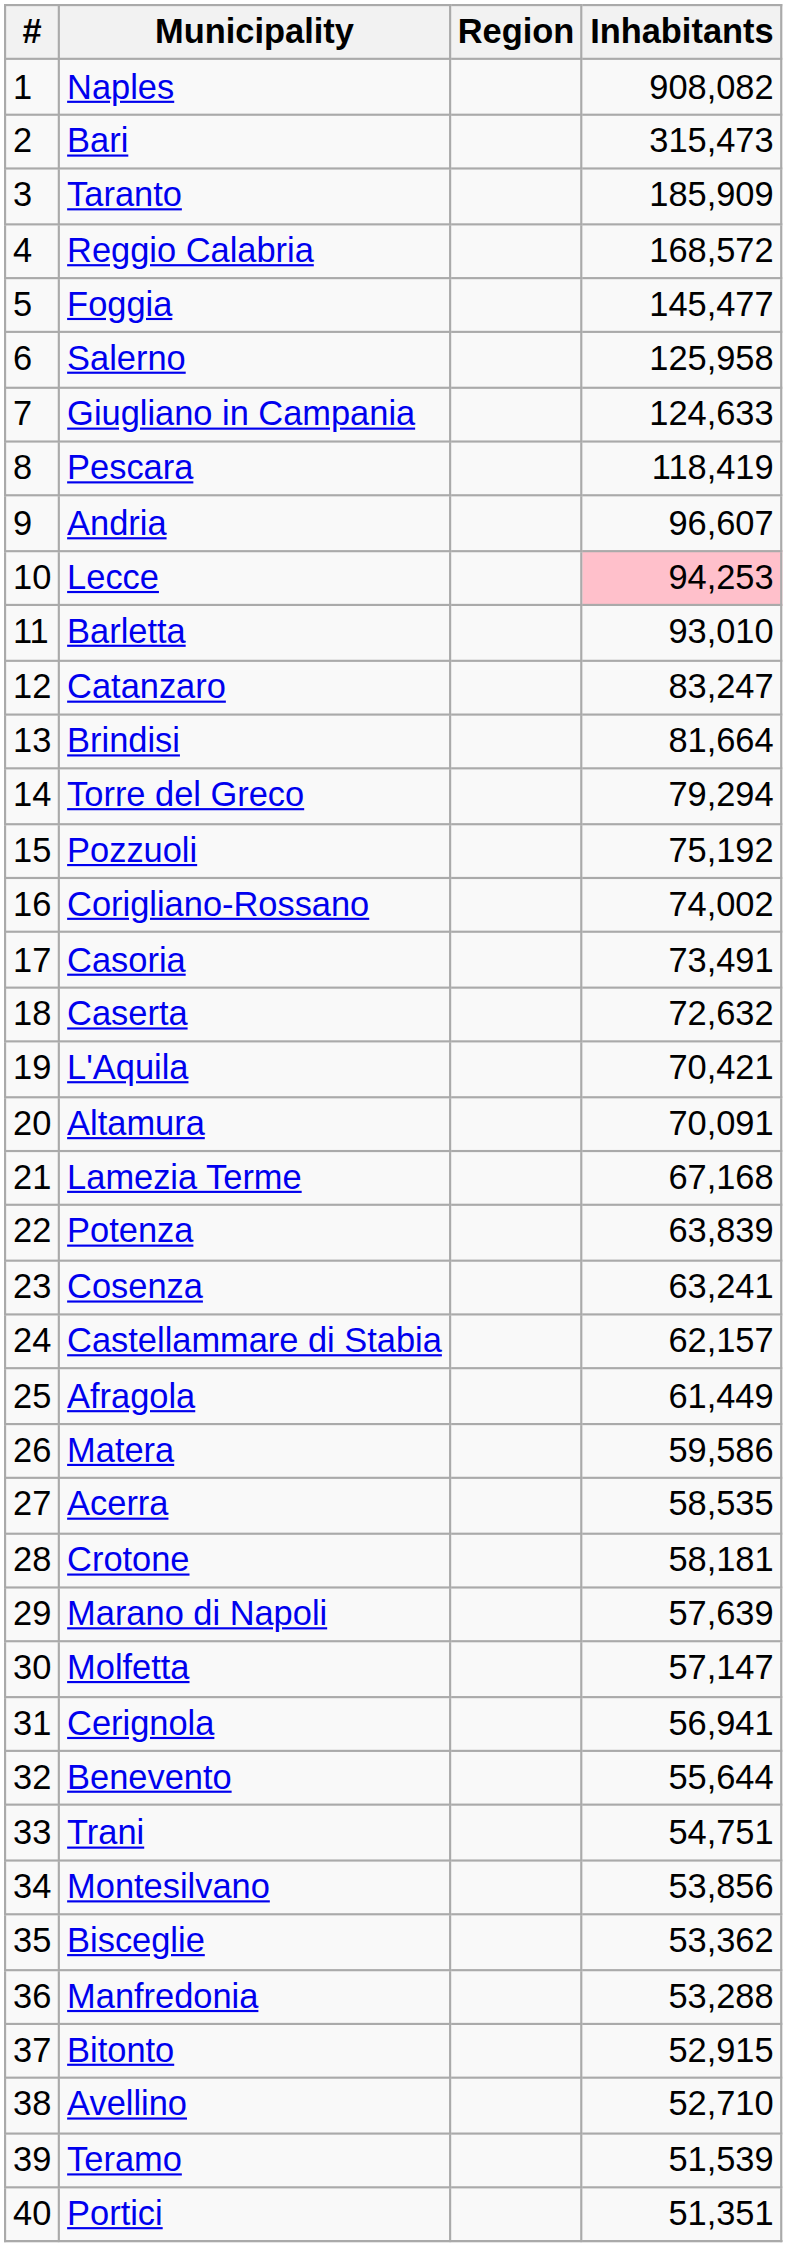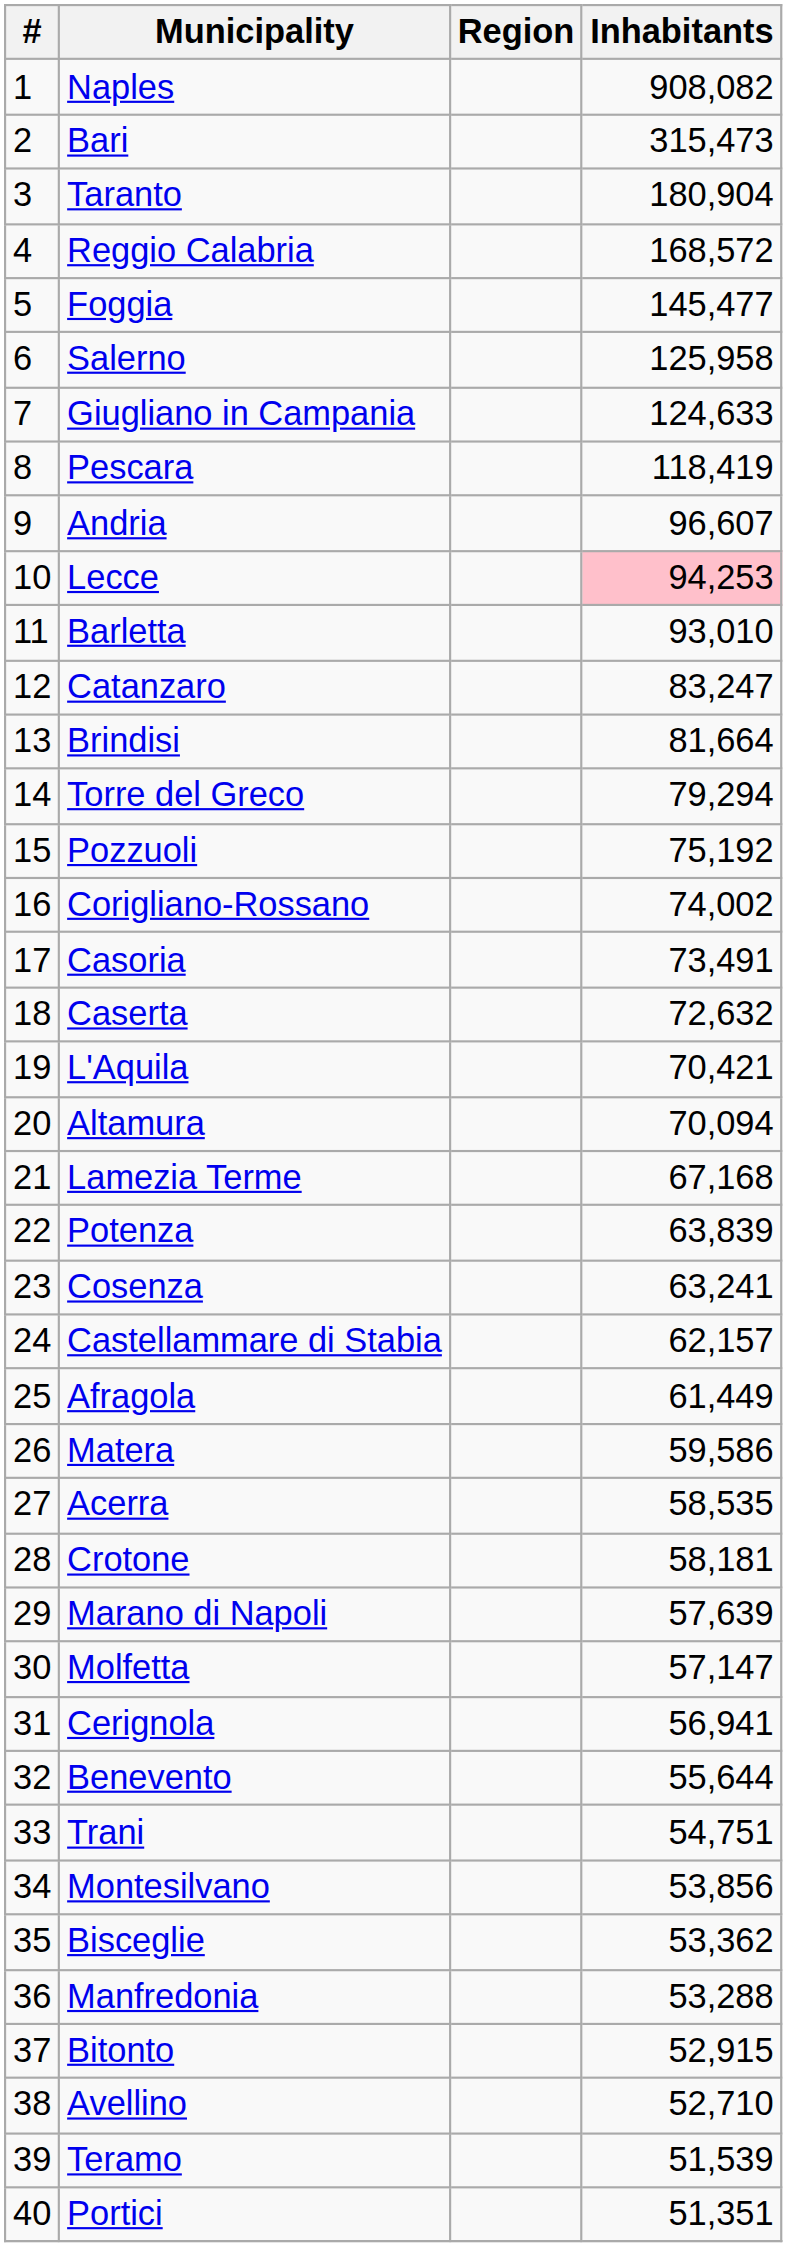(711, 195) 185,909 -> (711, 195) 180,904
(721, 1122) 70,091 -> (721, 1122) 70,094
